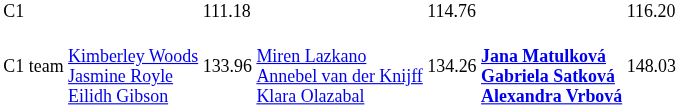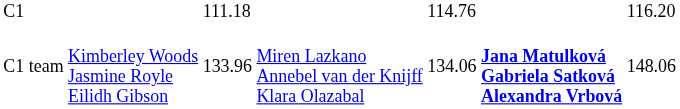(452, 66) 134.26 -> (452, 66) 134.06
(651, 66) 148.03 -> (651, 66) 148.06
